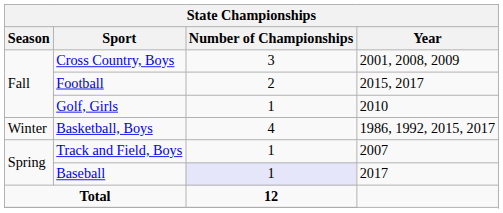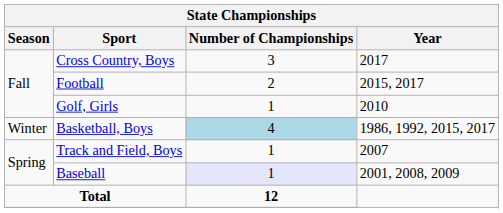(410, 60) 2001, 2008, 2009 -> (374, 60) 2017
(271, 128) no background -> (271, 128) lightblue background
(374, 173) 2017 -> (410, 173) 2001, 2008, 2009
